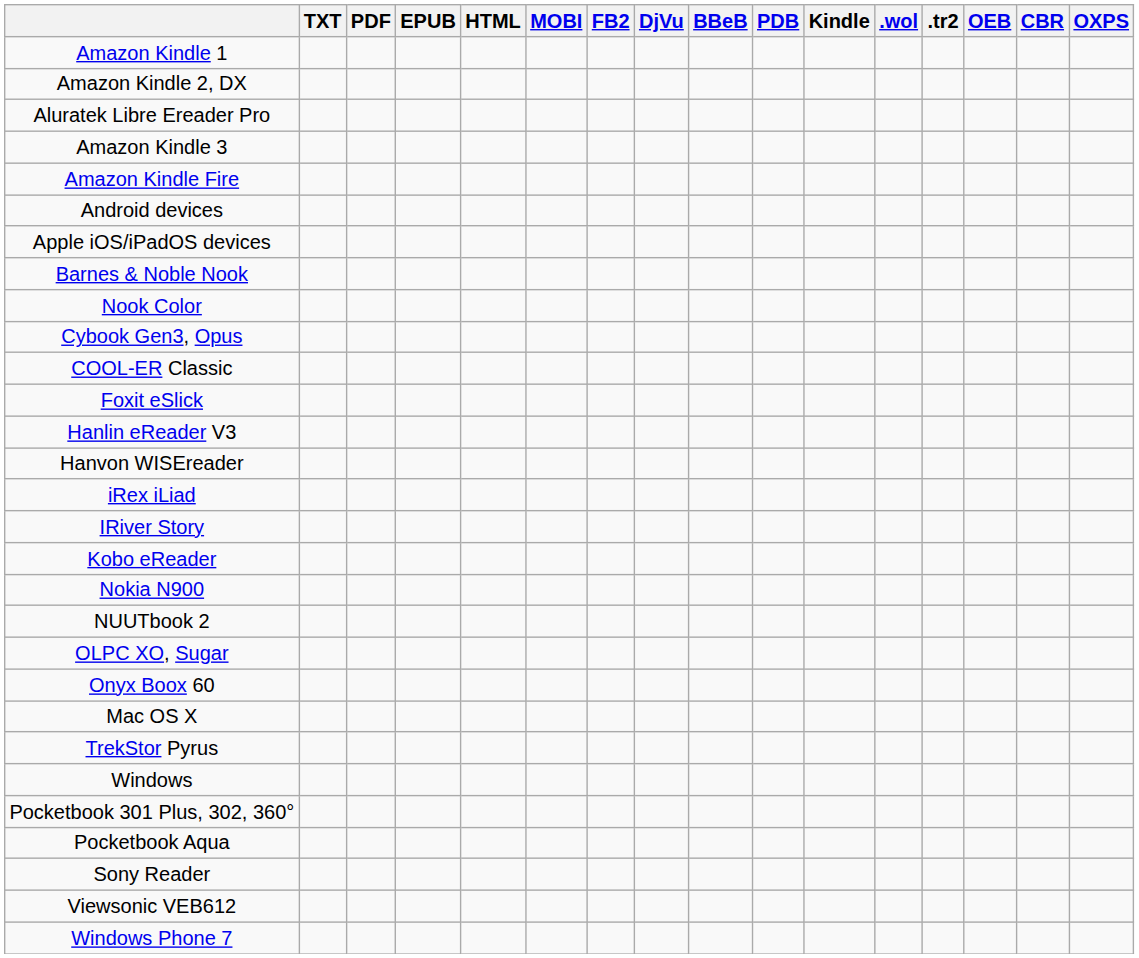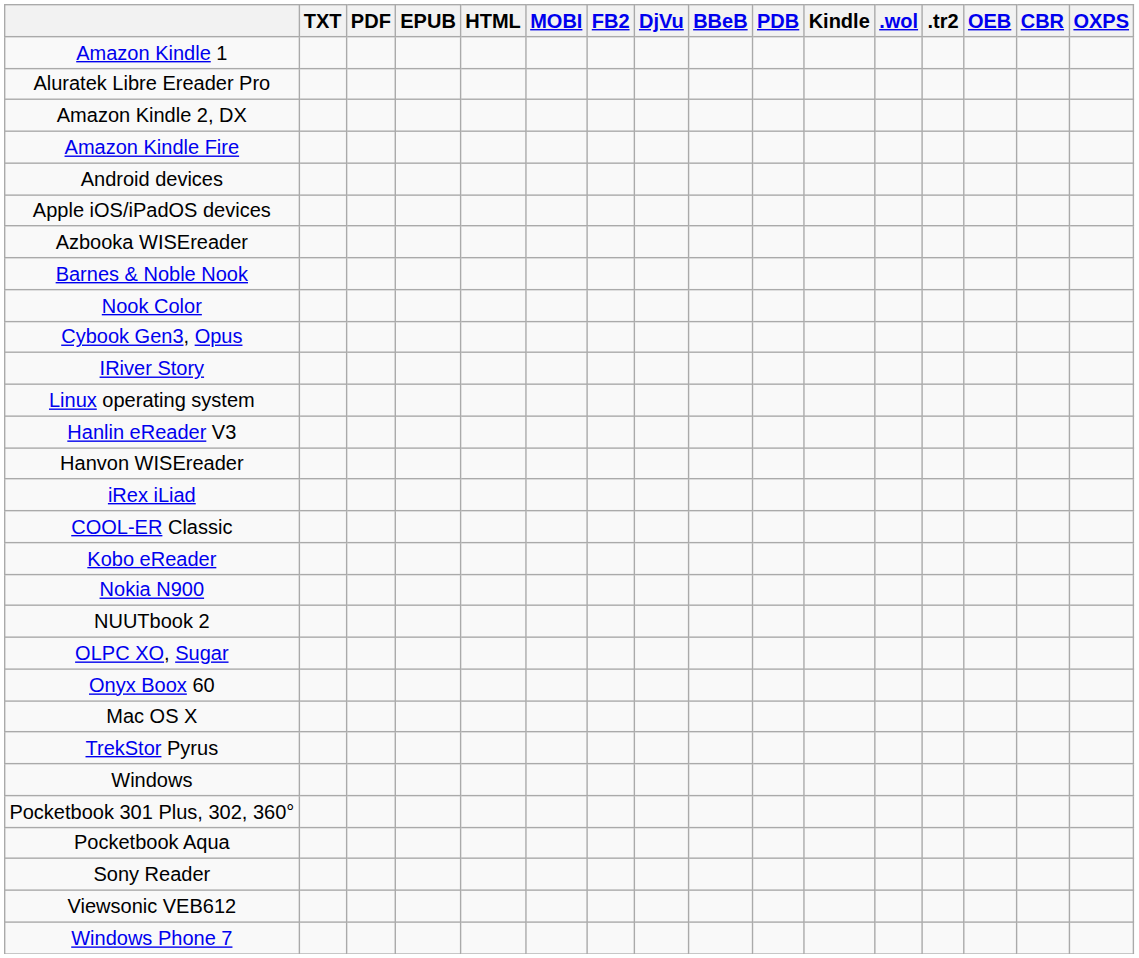rows swapped: (152, 116) <-> (152, 84)
- row: (152, 147)
+ row: (152, 242)
rows swapped: (152, 369) <-> (152, 527)
+ row: (152, 400)
- row: (152, 400)
